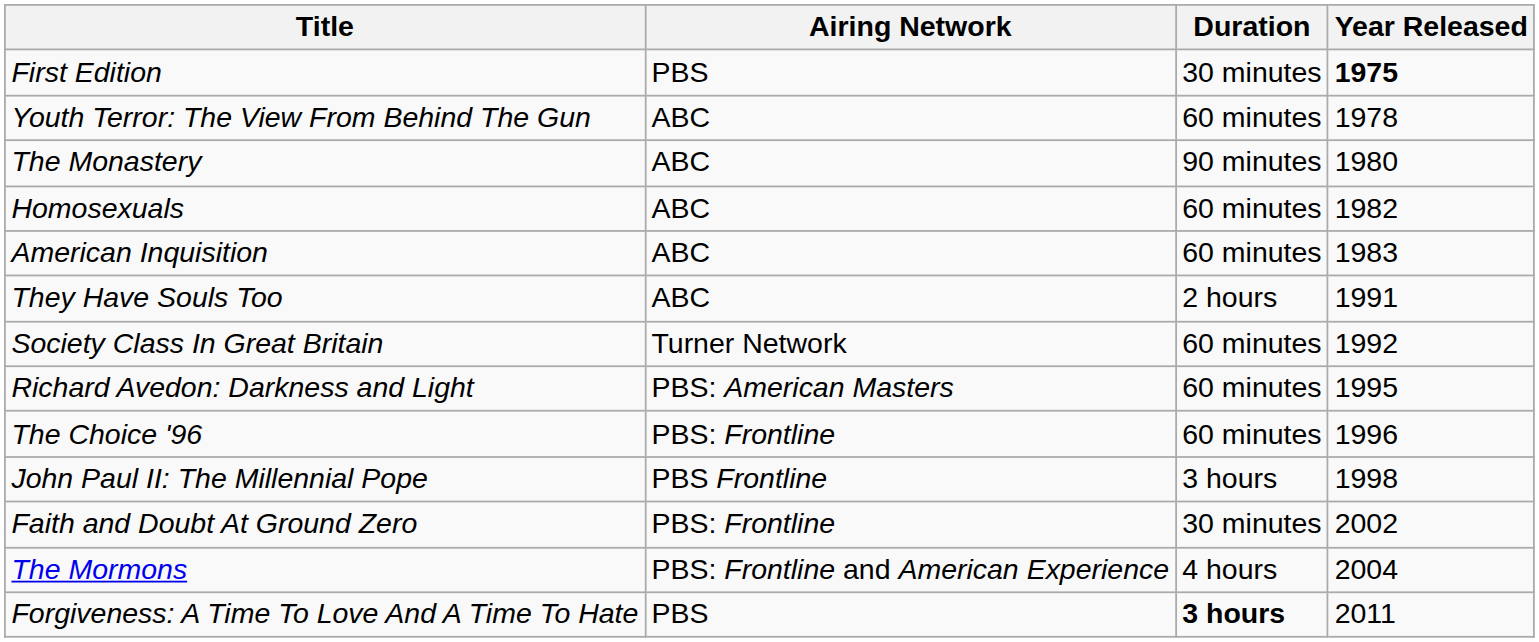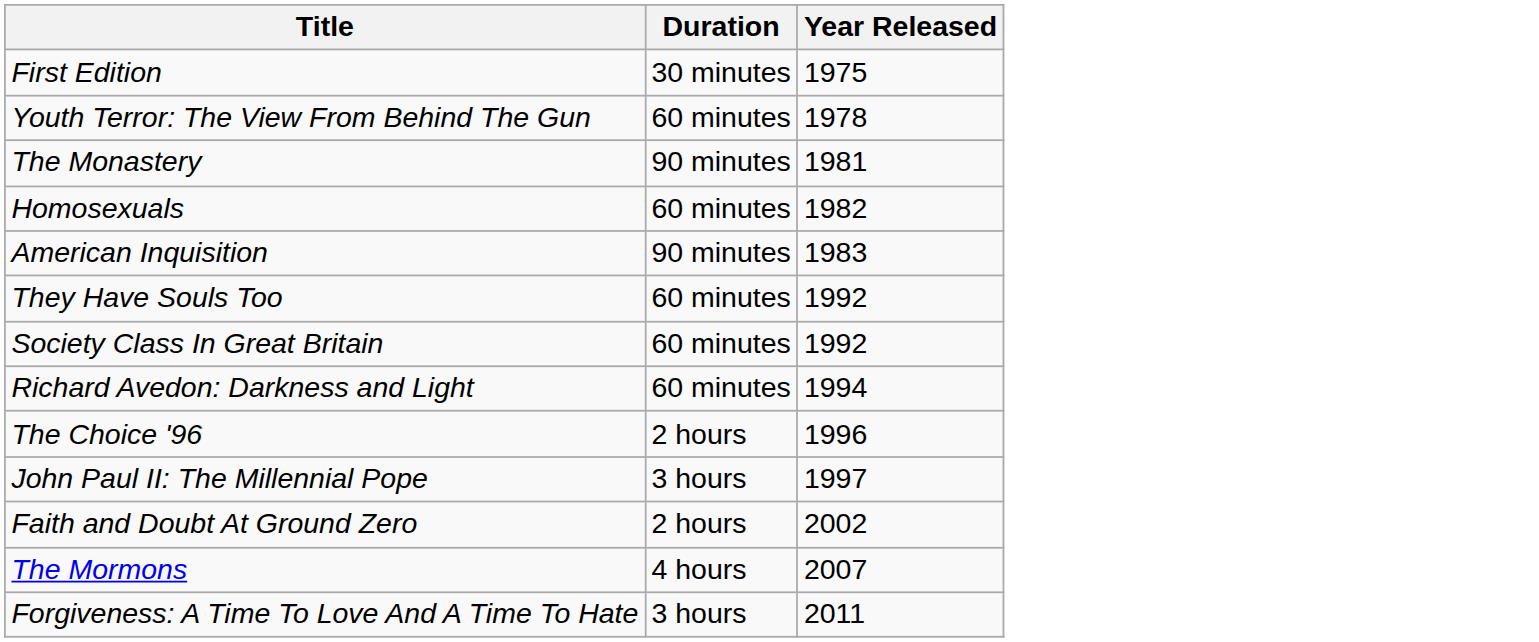- column: (910, 27)
(1366, 72) bold -> (836, 72) normal
(1366, 162) 1980 -> (836, 162) 1981
(1252, 252) 60 minutes -> (721, 252) 90 minutes
(1230, 298) 2 hours -> (721, 298) 60 minutes
(1366, 298) 1991 -> (836, 298) 1992
(1366, 388) 1995 -> (836, 388) 1994
(1252, 433) 60 minutes -> (699, 433) 2 hours
(1366, 478) 1998 -> (836, 478) 1997
(1252, 523) 30 minutes -> (699, 523) 2 hours
(1366, 569) 2004 -> (836, 569) 2007
(1234, 614) bold -> (699, 614) normal
